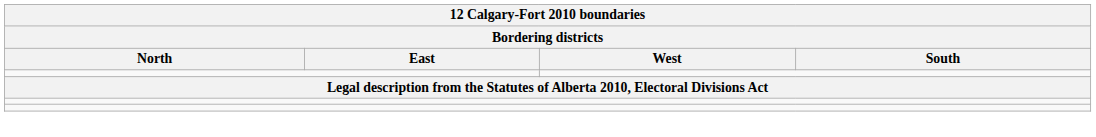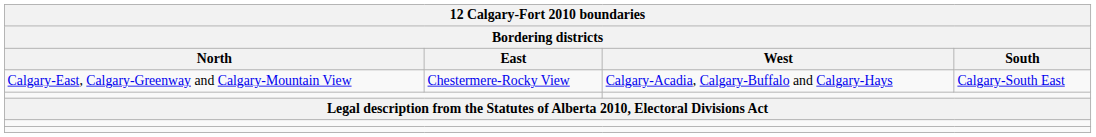+ row: (180, 80)
